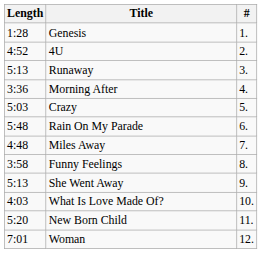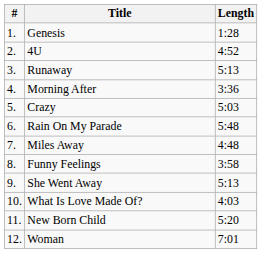columns swapped: (247, 13) <-> (25, 13)
